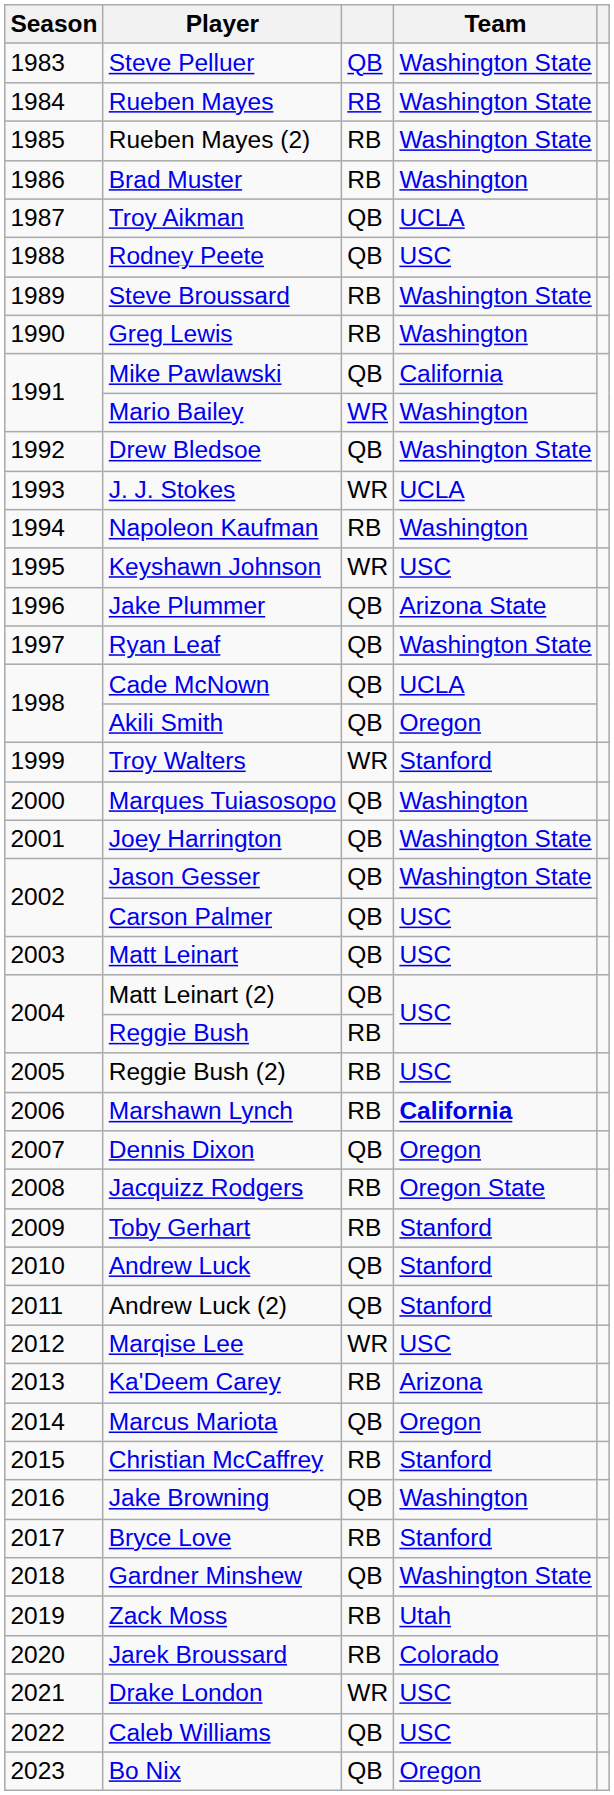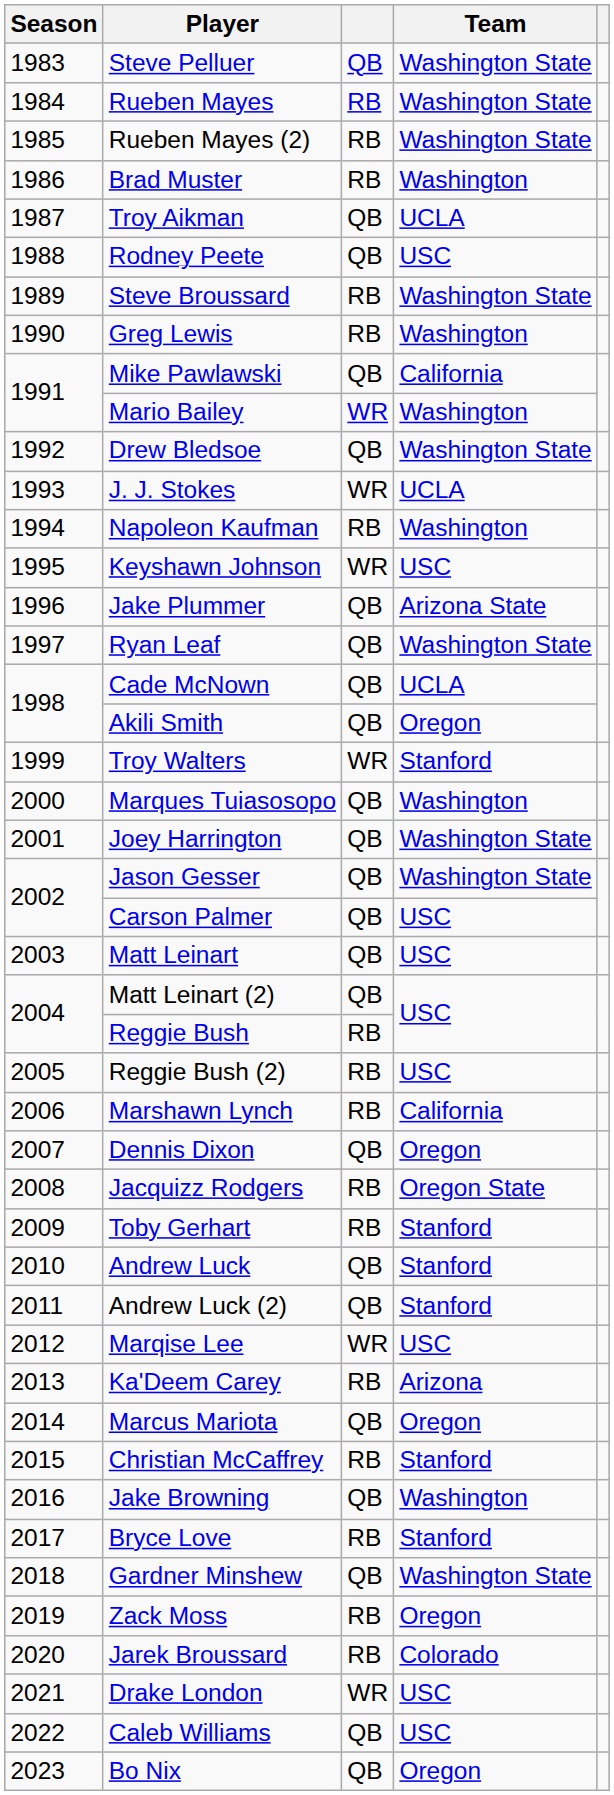(456, 1110) bold -> (451, 1110) normal
(425, 1615) Utah -> (440, 1615) Oregon
